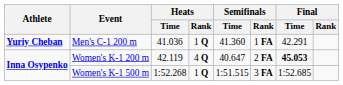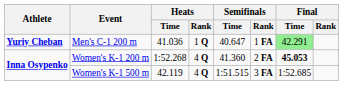(232, 42) 41.360 -> (232, 42) 40.647
(295, 42) no background -> (295, 42) lightgreen background
(170, 58) 42.119 -> (170, 58) 1:52.268
(232, 58) 40.647 -> (232, 58) 41.360
(170, 73) 1:52.268 -> (170, 73) 42.119
(201, 73) 1 Q -> (201, 73) 4 Q
